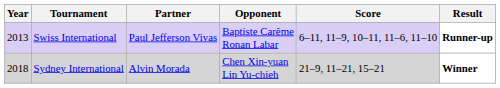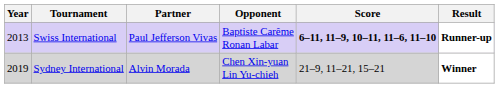(368, 37) normal -> (368, 37) bold
(18, 68) 2018 -> (18, 68) 2019
